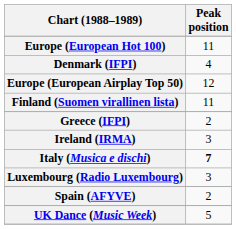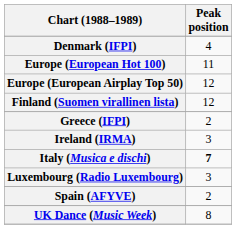rows swapped: (95, 64) <-> (95, 45)
(209, 102) 11 -> (209, 102) 12
(209, 214) 5 -> (209, 214) 8
